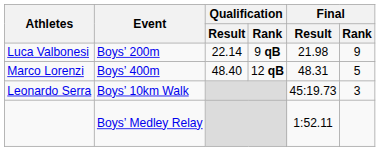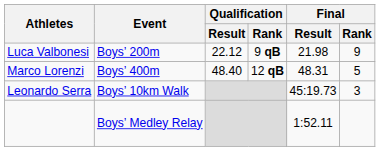(227, 53) 22.14 -> (227, 53) 22.12
